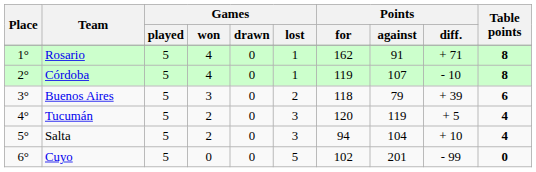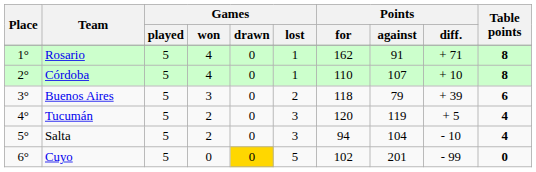(343, 75) 119 -> (343, 75) 110
(451, 75) - 10 -> (451, 75) + 10
(451, 136) + 10 -> (451, 136) - 10
(252, 156) no background -> (252, 156) gold background
